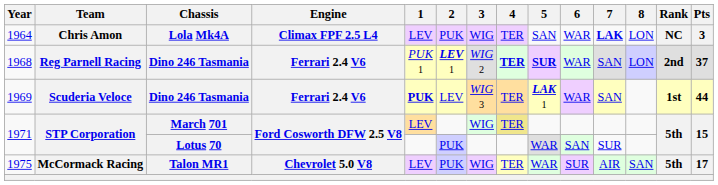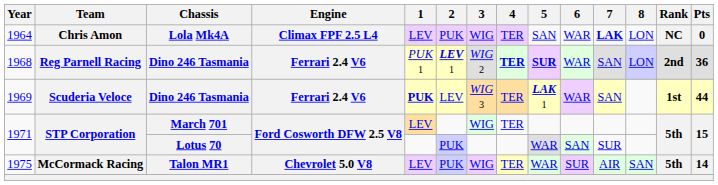(702, 35) 3 -> (702, 35) 0
(702, 62) 37 -> (702, 62) 36
(512, 124) khaki background -> (512, 124) no background
(702, 165) 17 -> (702, 165) 14
